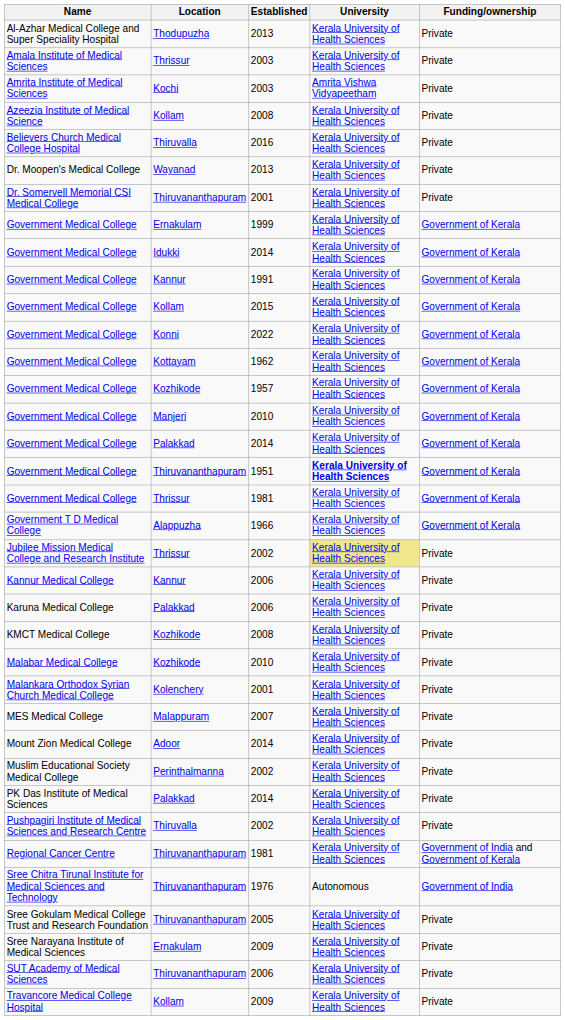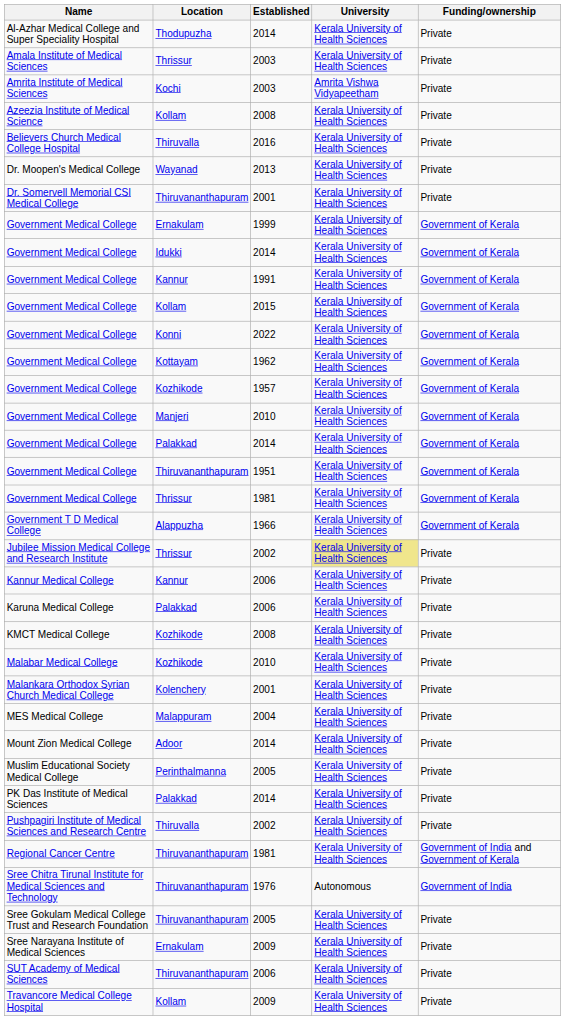(262, 34) 2013 -> (264, 34) 2014
(359, 471) bold -> (358, 471) normal
(262, 717) 2007 -> (264, 717) 2004
(262, 771) 2002 -> (264, 771) 2005
